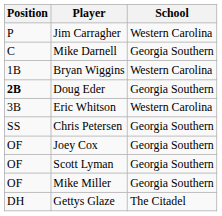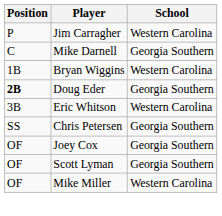(172, 182) Georgia Southern -> (171, 182) Western Carolina
- row: (84, 201)
